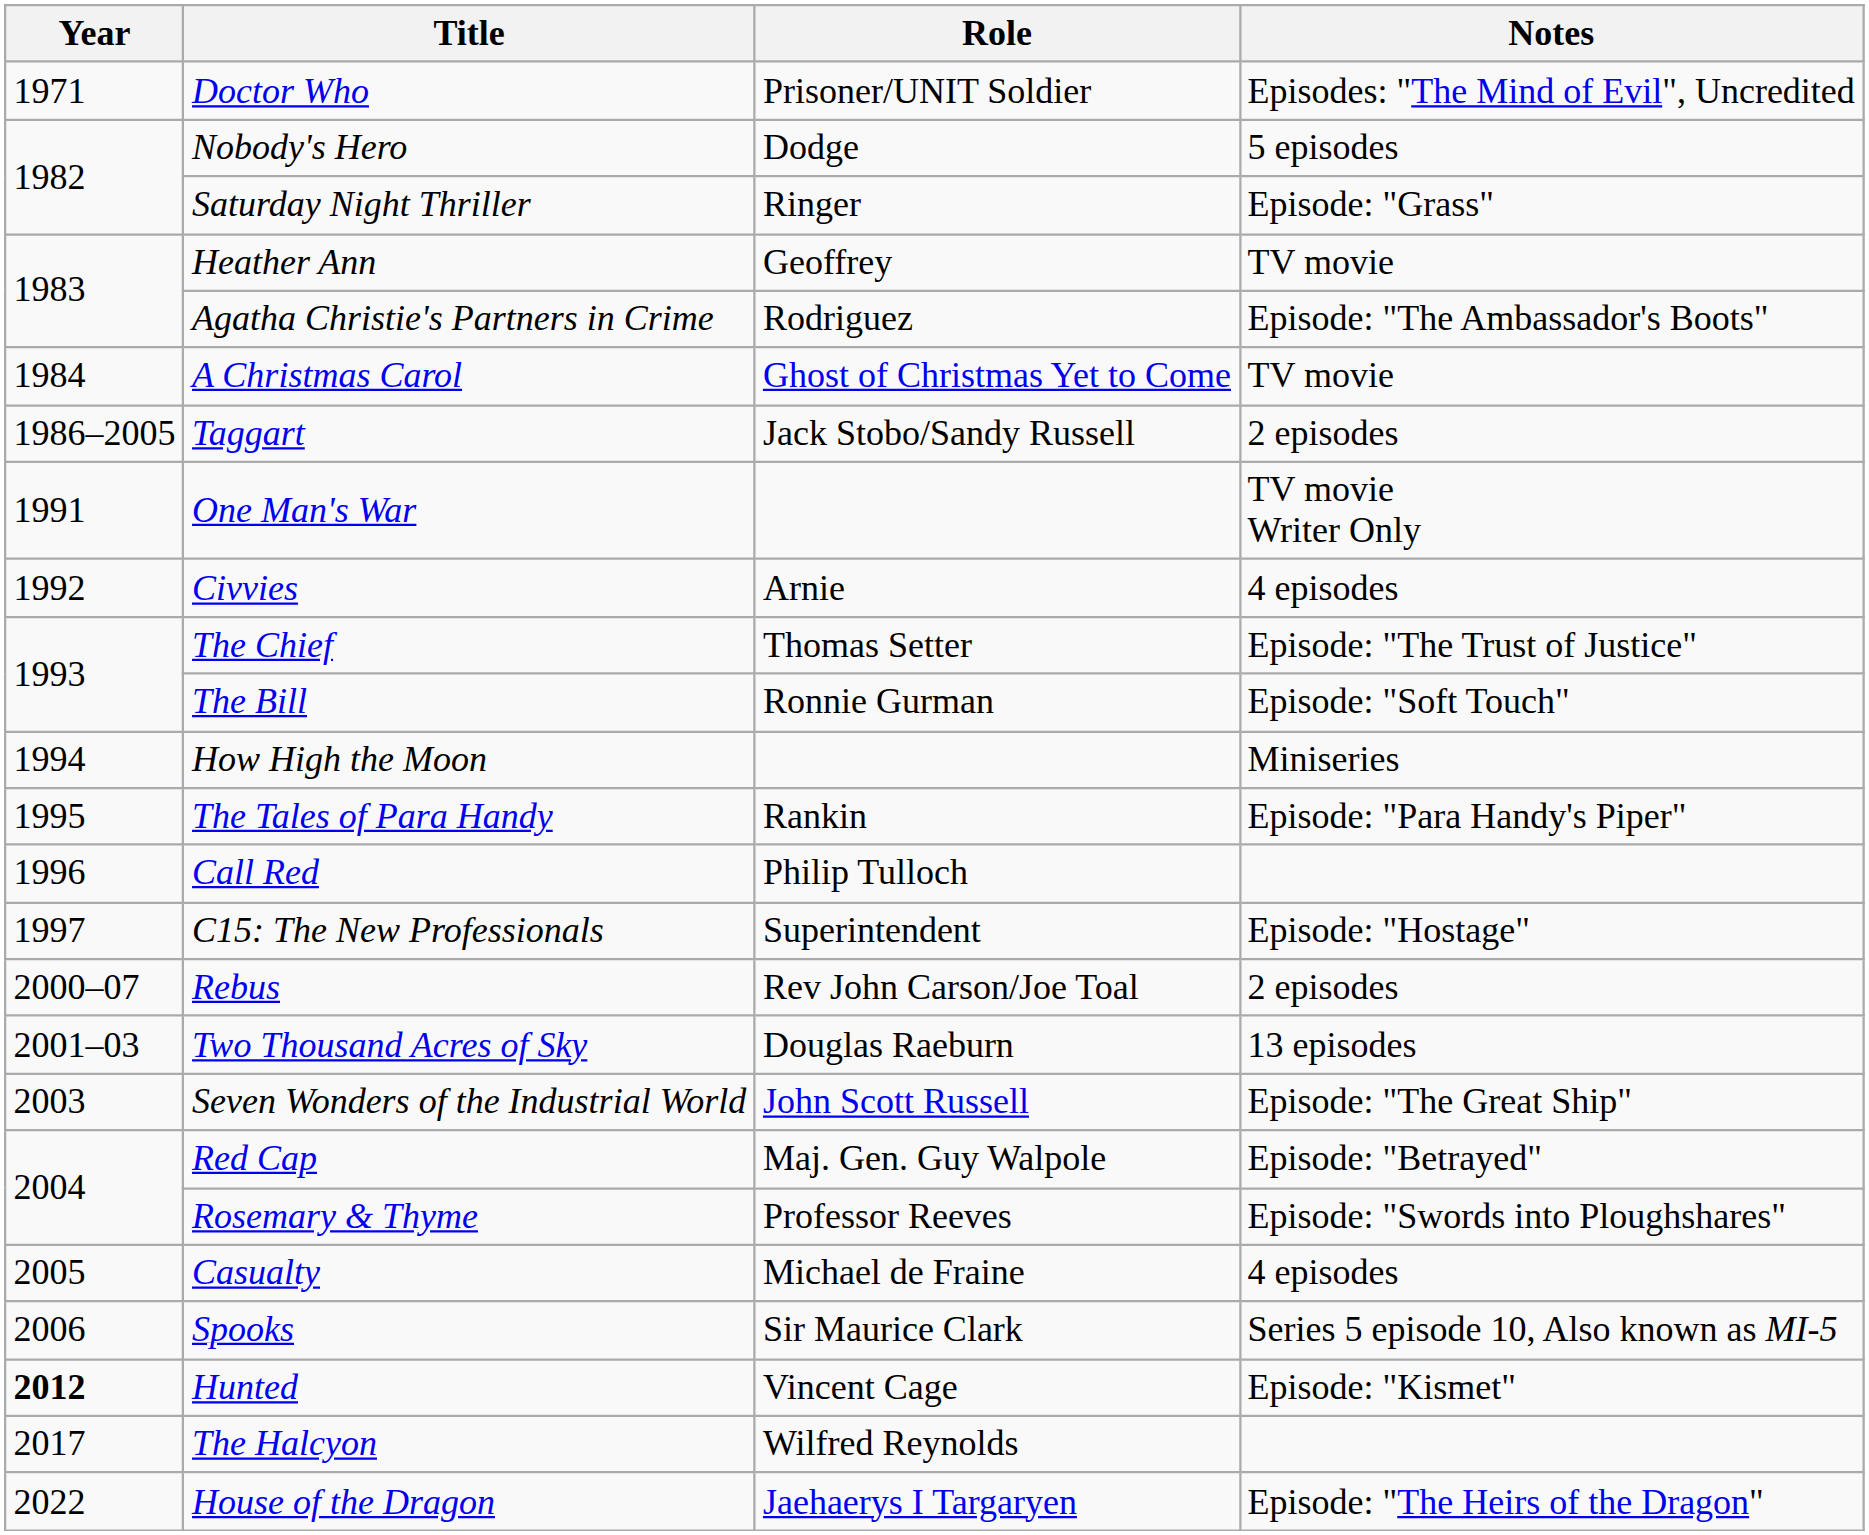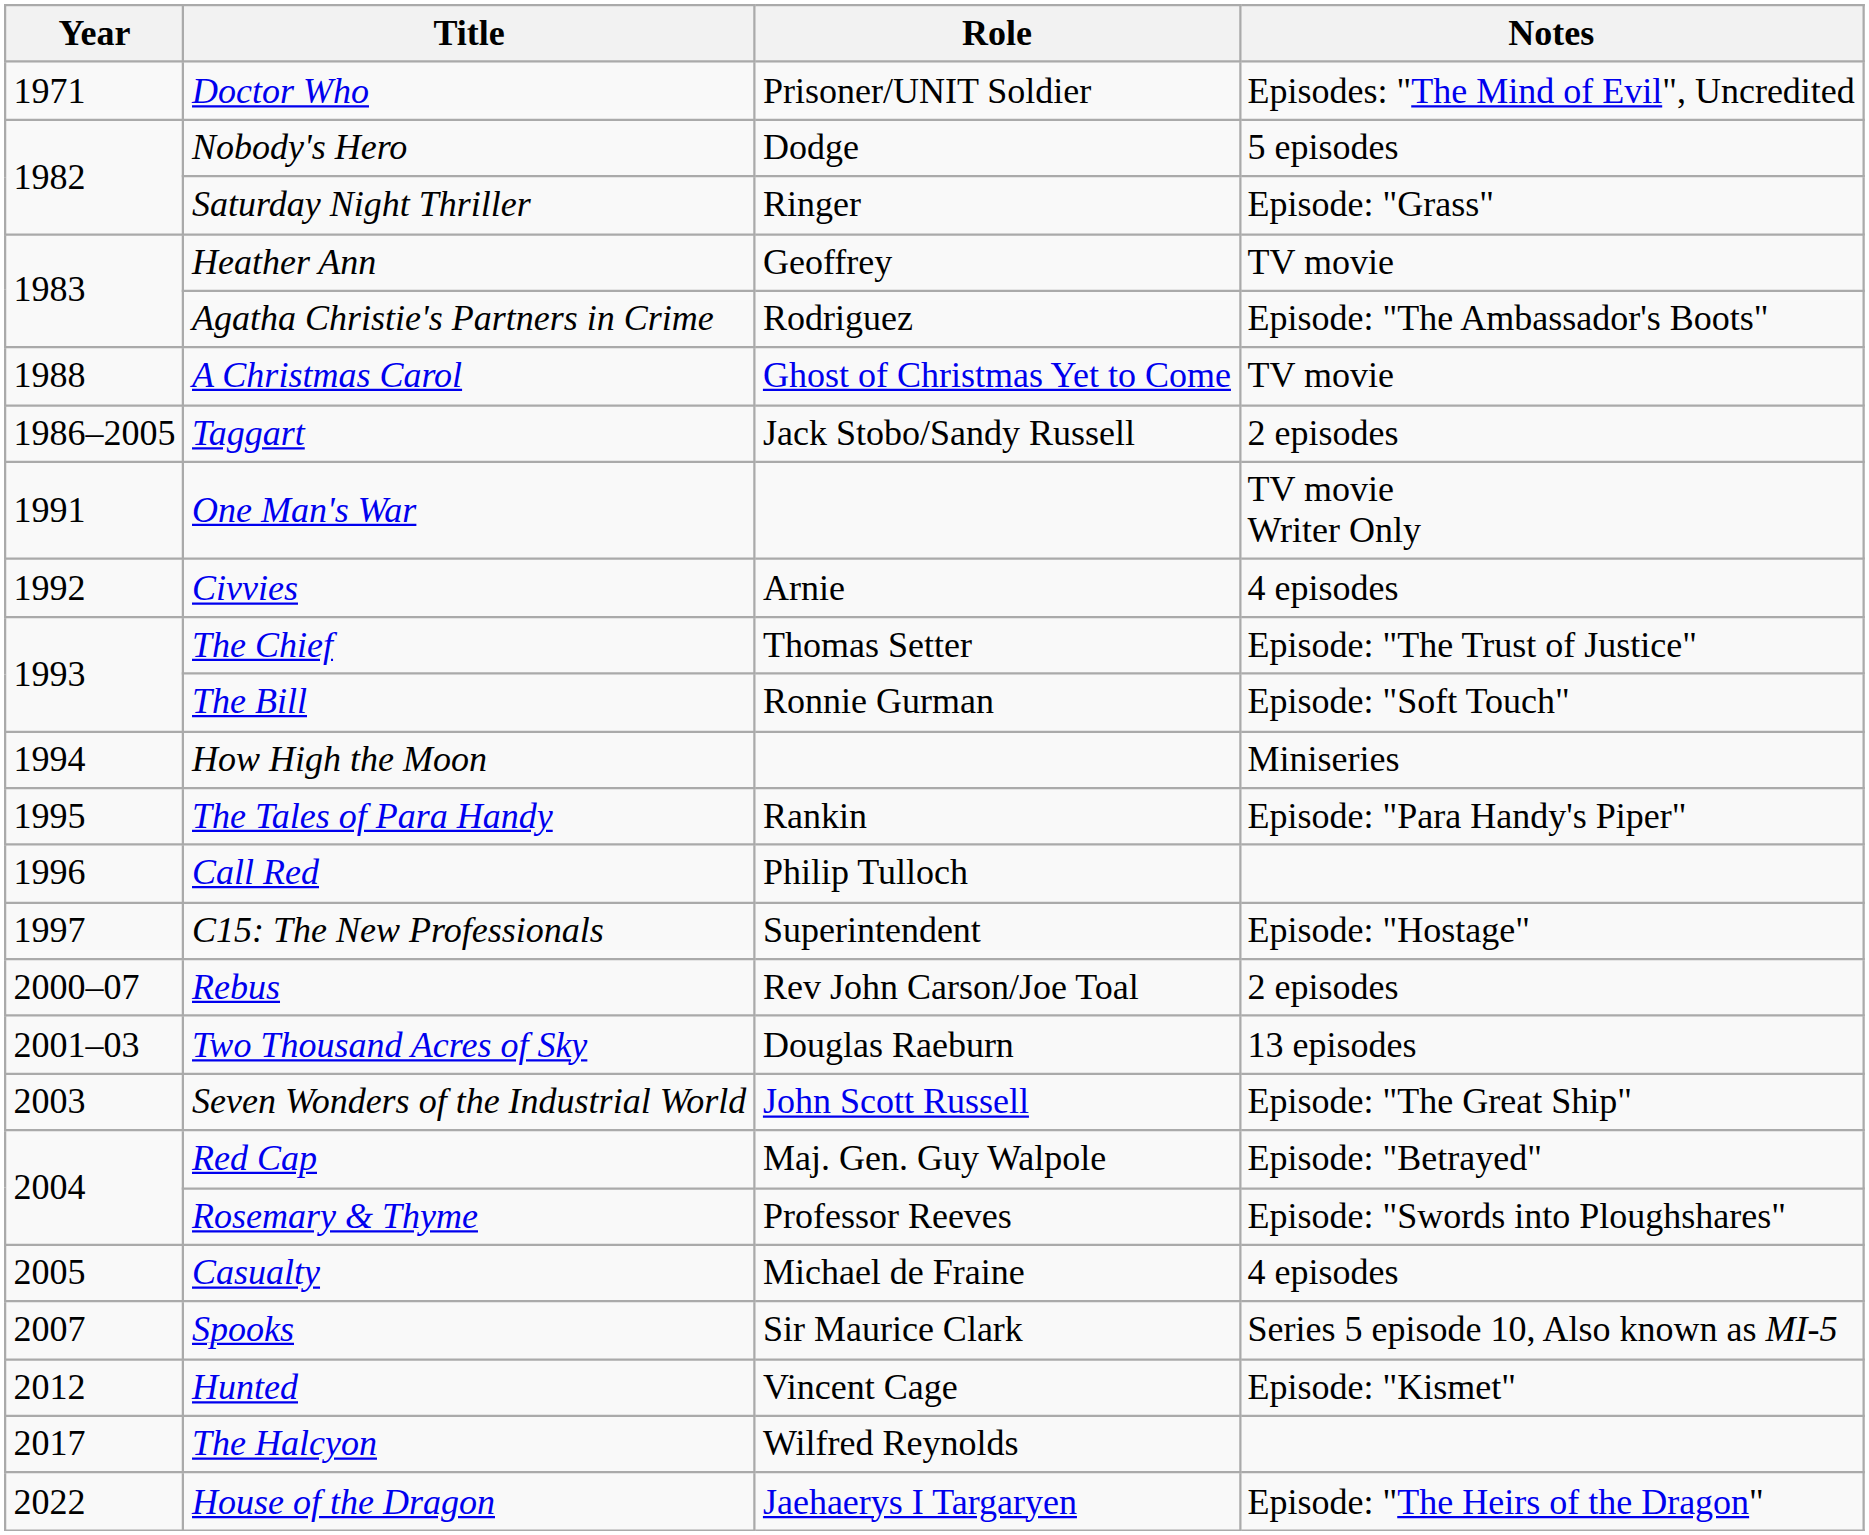(49, 375) 1984 -> (49, 375) 1988
(49, 1329) 2006 -> (49, 1329) 2007
(49, 1386) bold -> (49, 1386) normal
